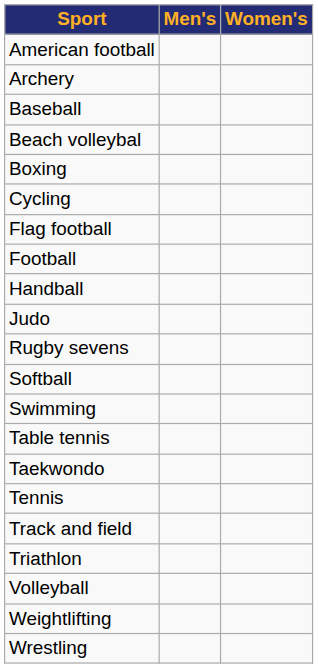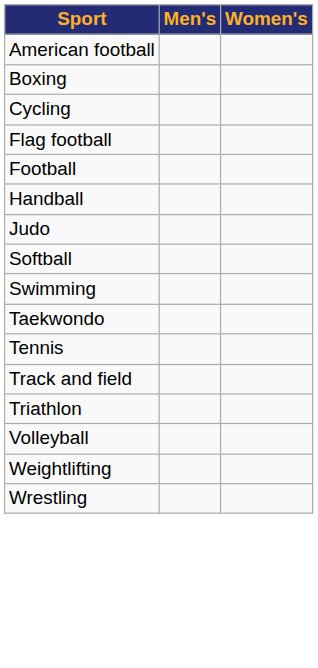- row: (41, 79)
- row: (45, 109)
- row: (75, 139)
- row: (69, 348)
- row: (59, 438)
